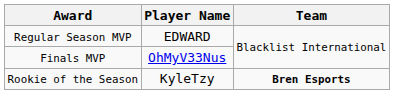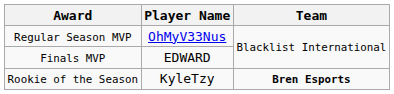(187, 36) EDWARD -> (187, 36) OhMyV33Nus
(187, 57) OhMyV33Nus -> (187, 57) EDWARD
